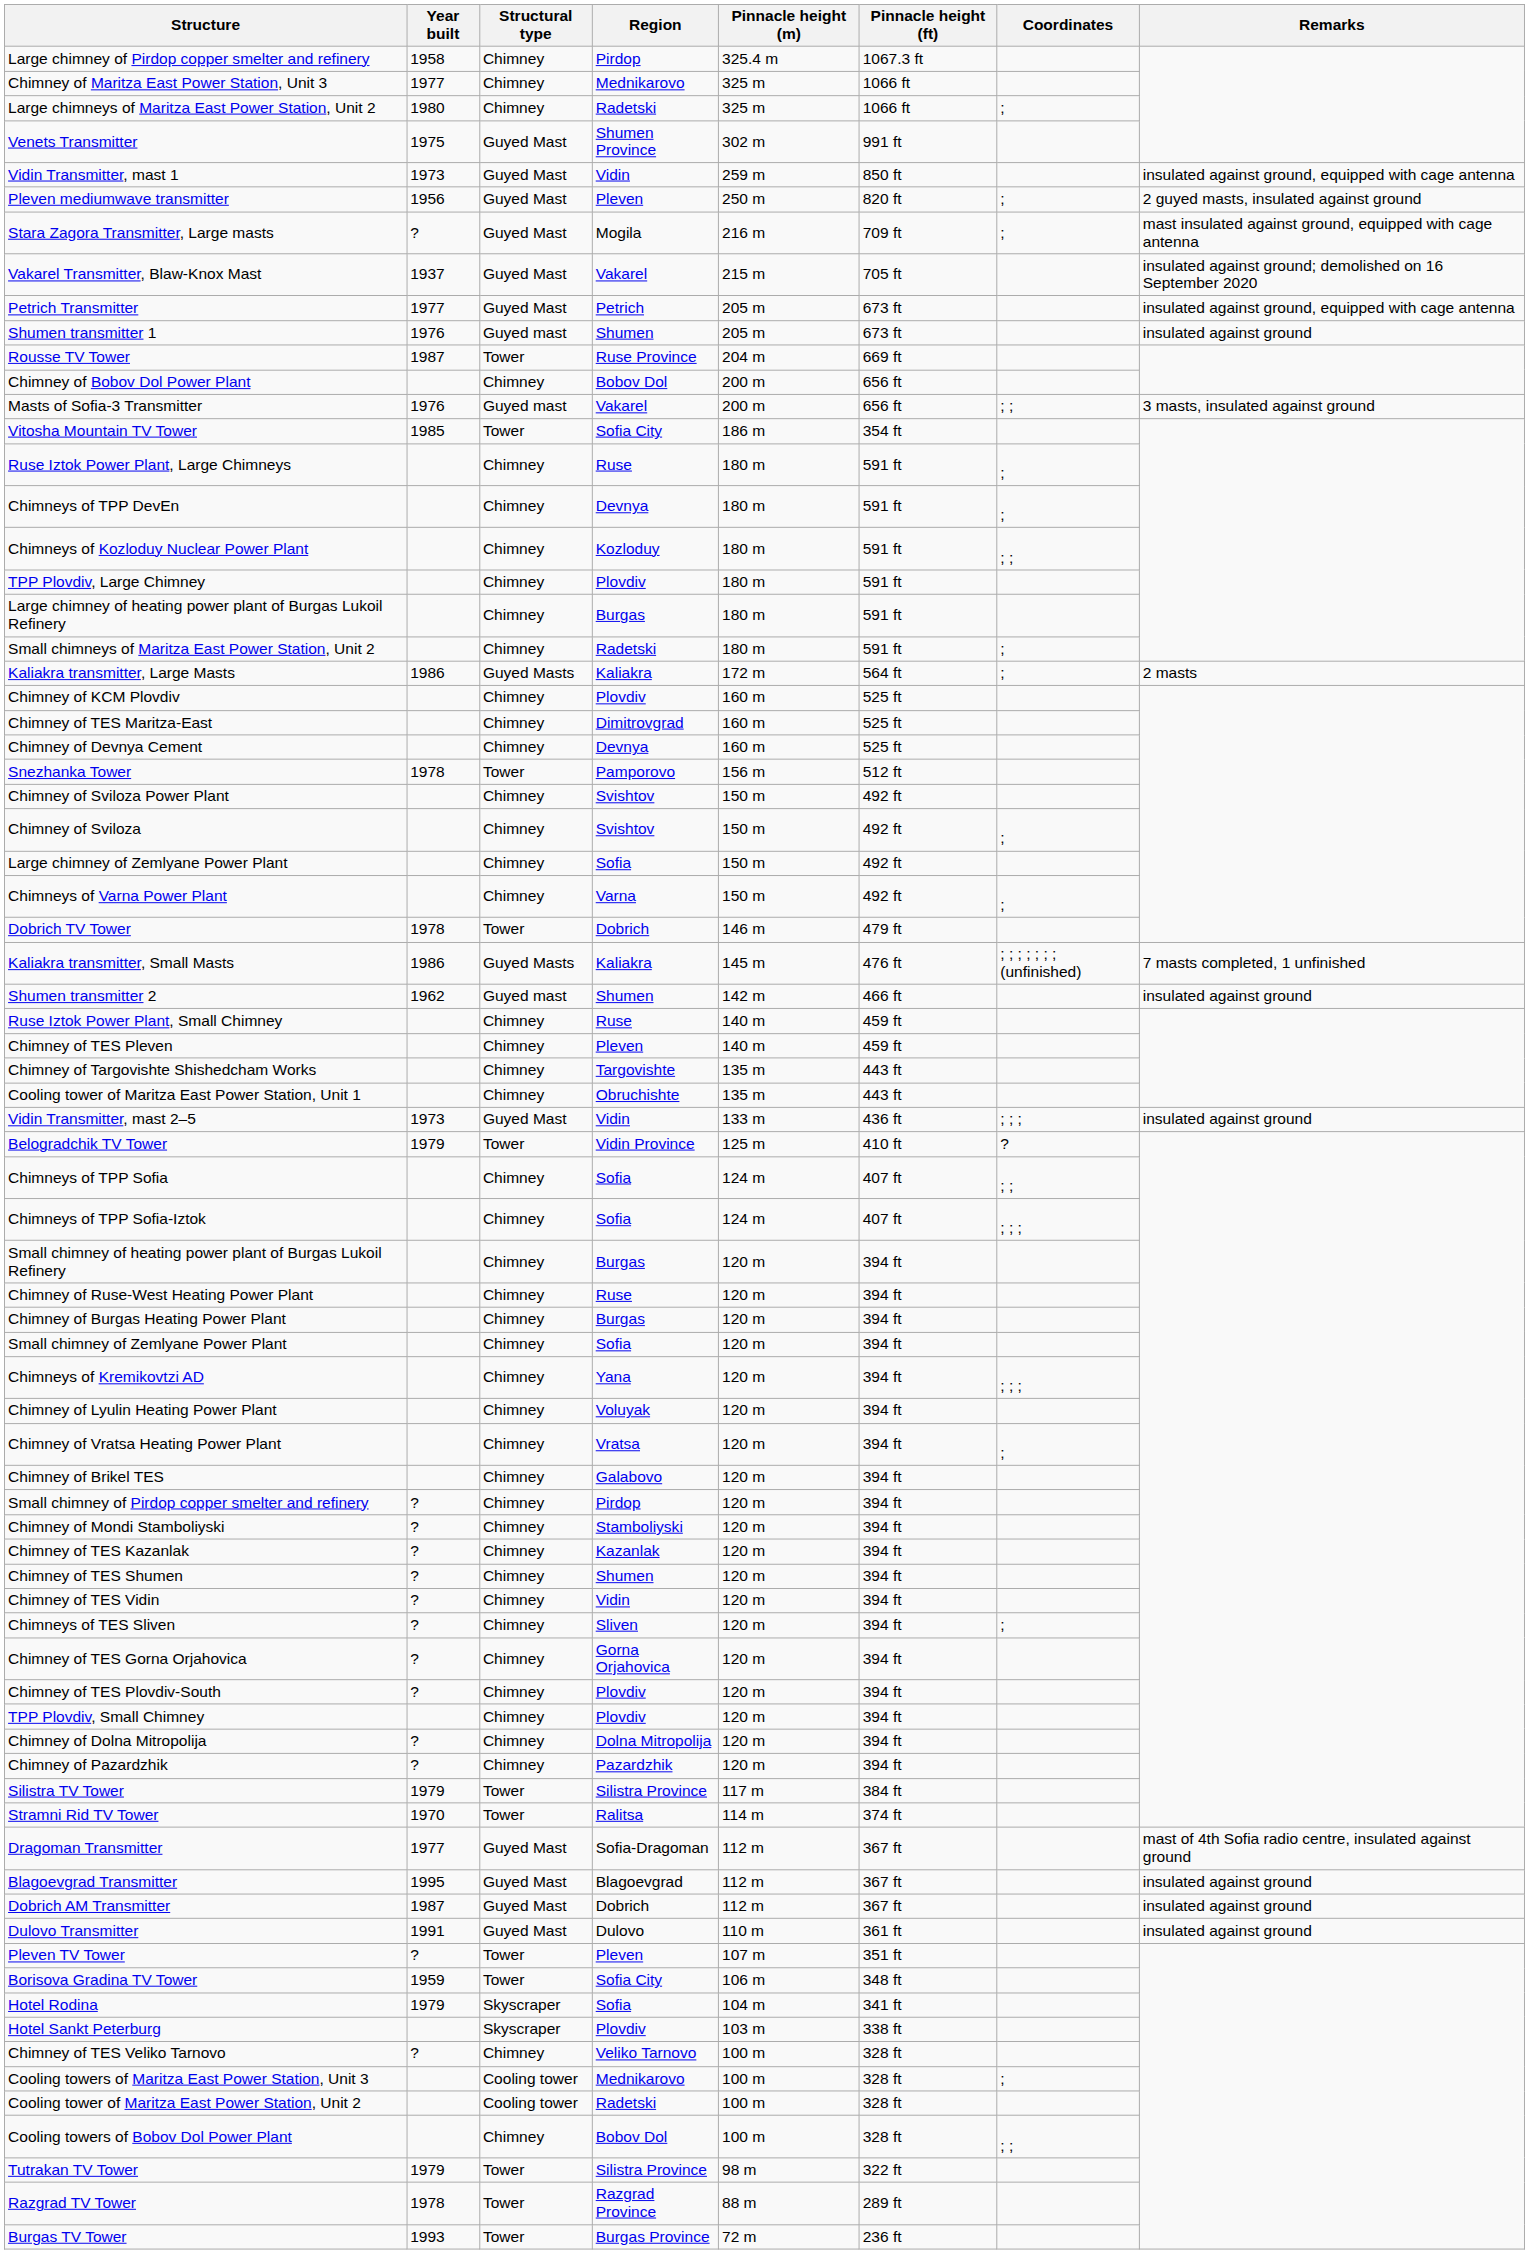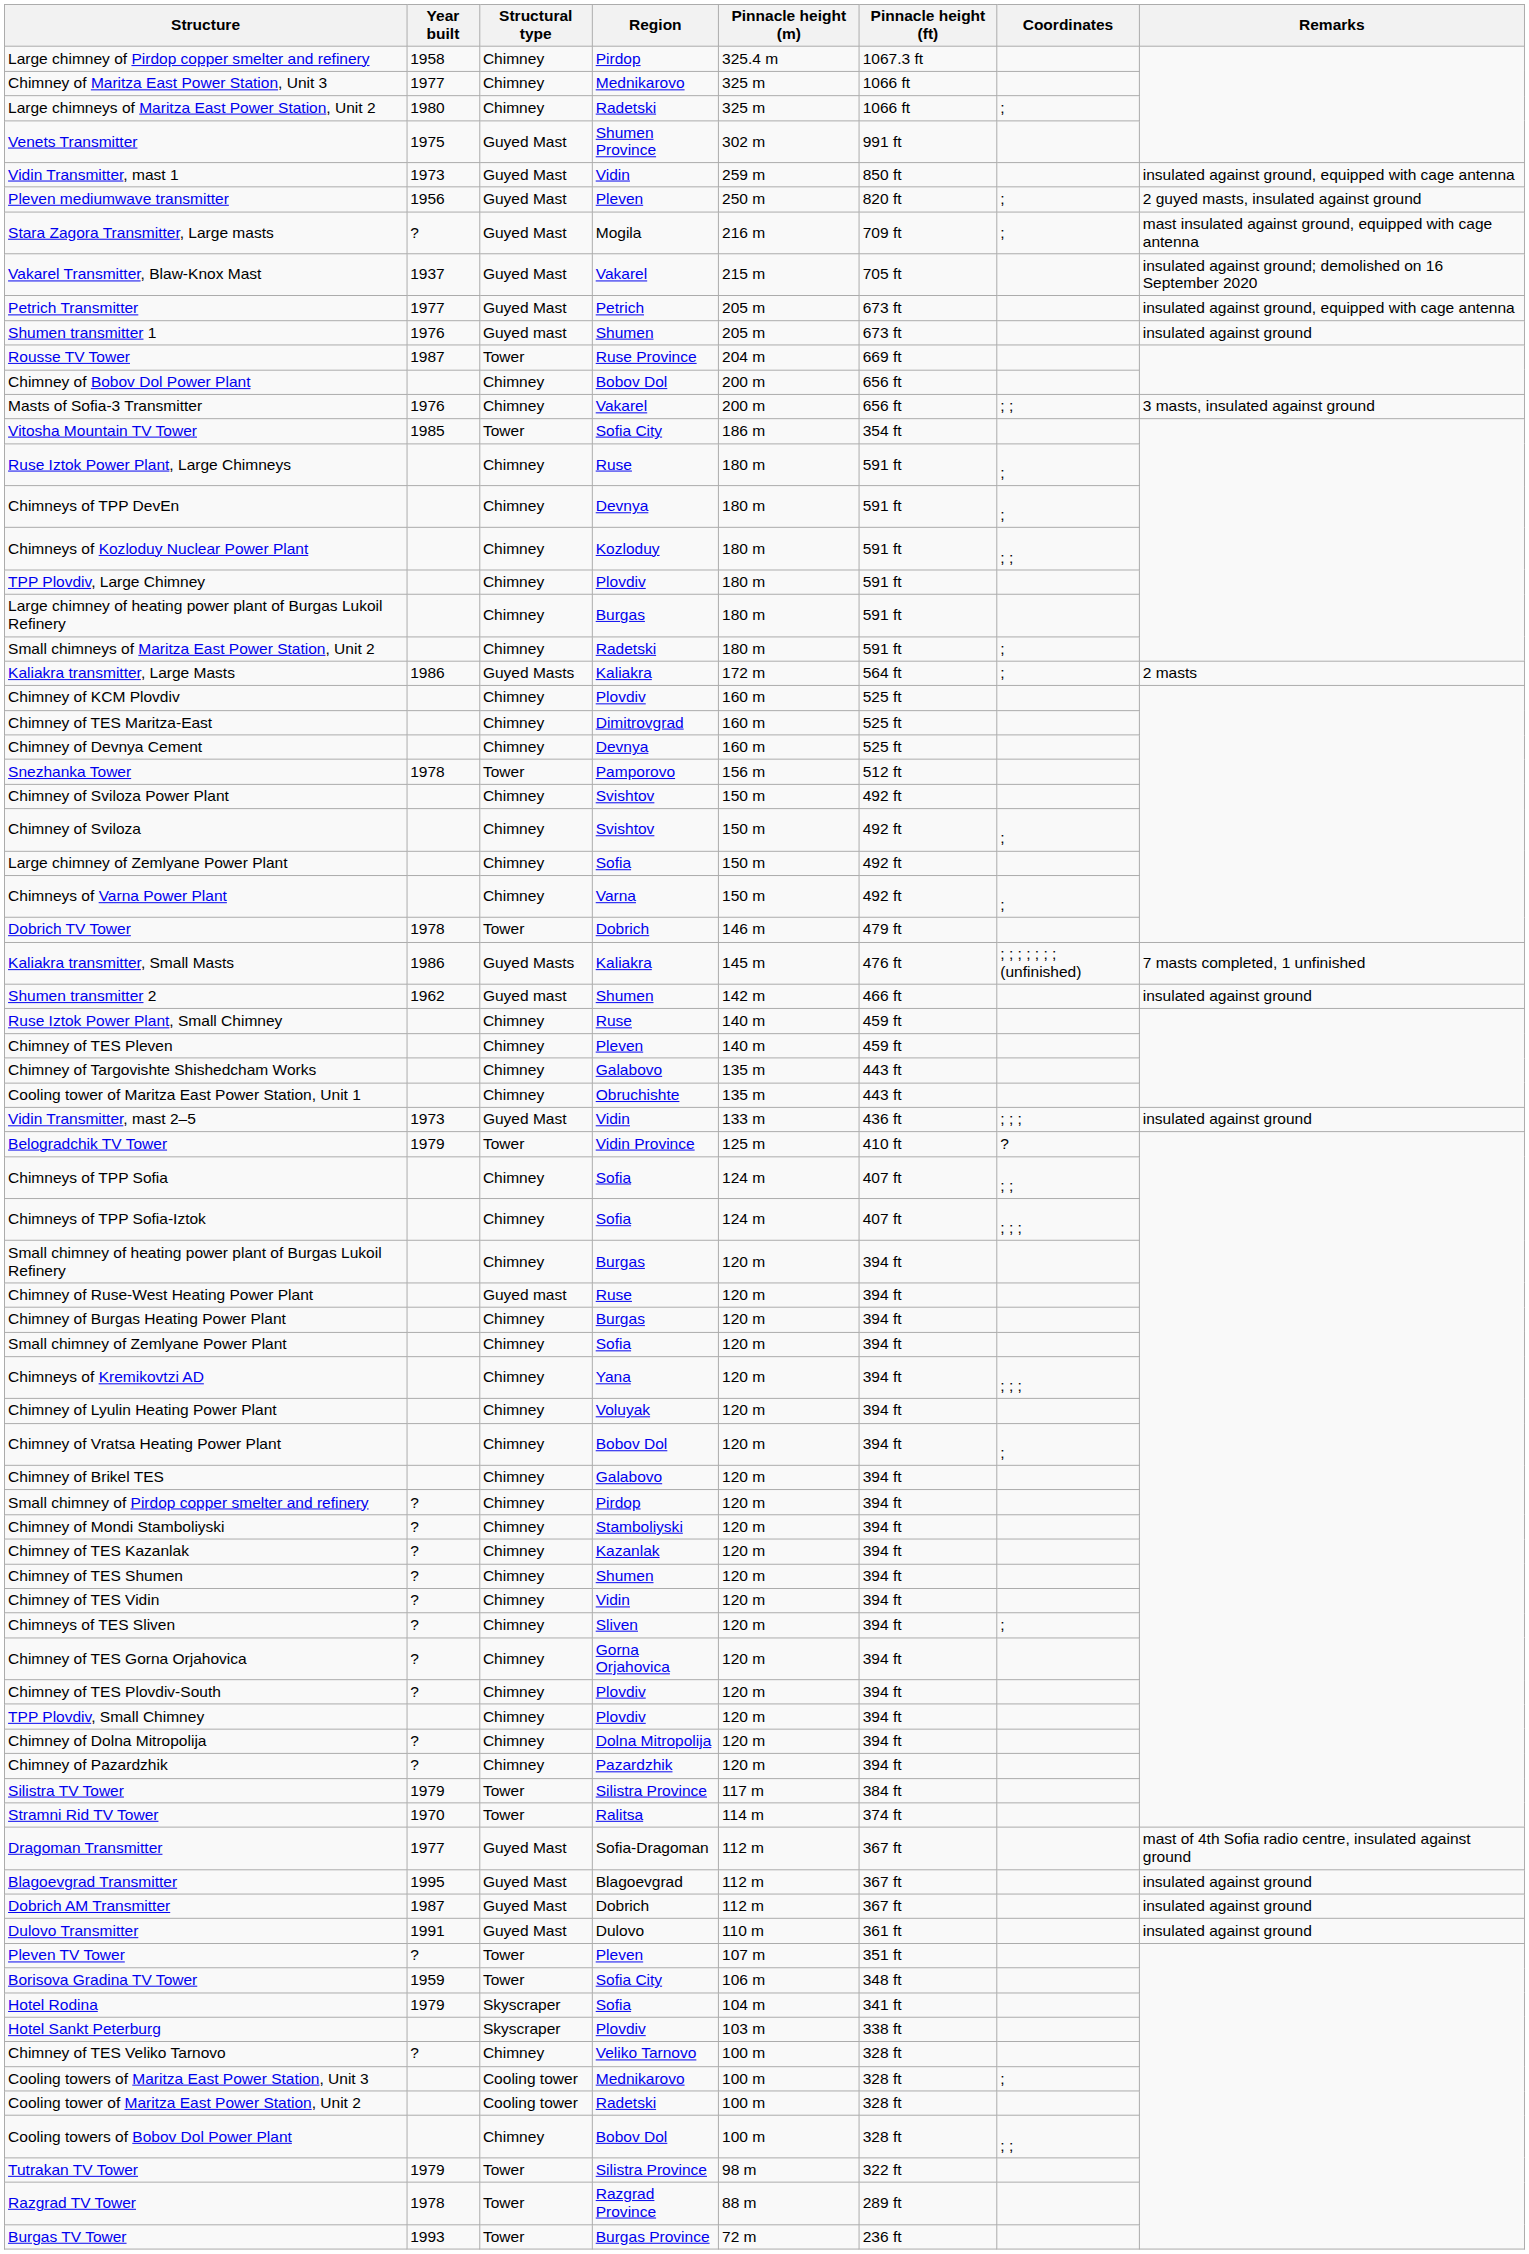(525, 406) Guyed mast -> (514, 406) Chimney
(635, 1070) Targovishte -> (629, 1070) Galabovo
(514, 1295) Chimney -> (525, 1295) Guyed mast
(618, 1444) Vratsa -> (632, 1444) Bobov Dol
